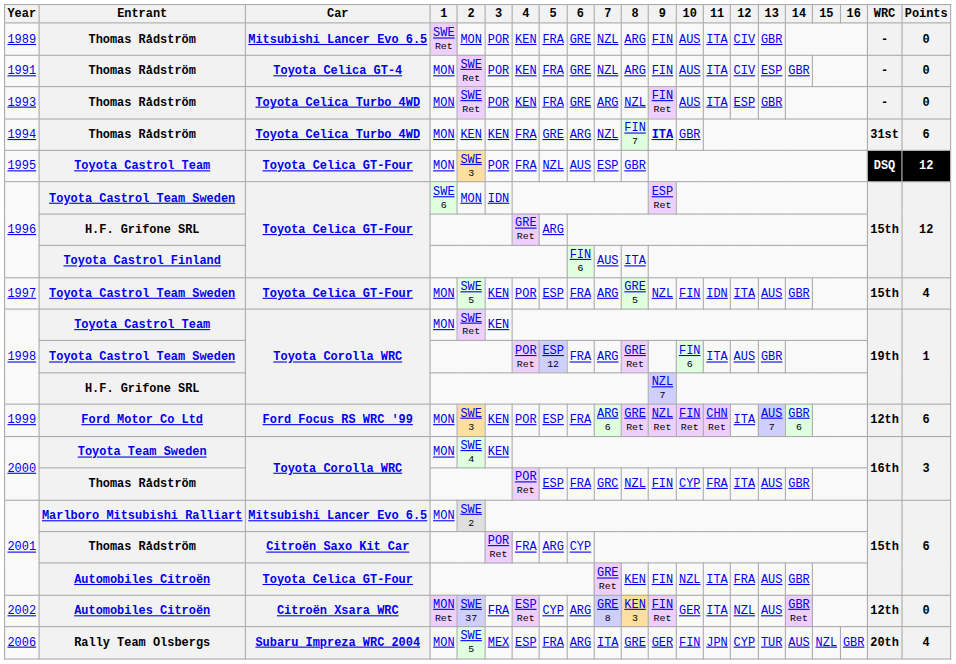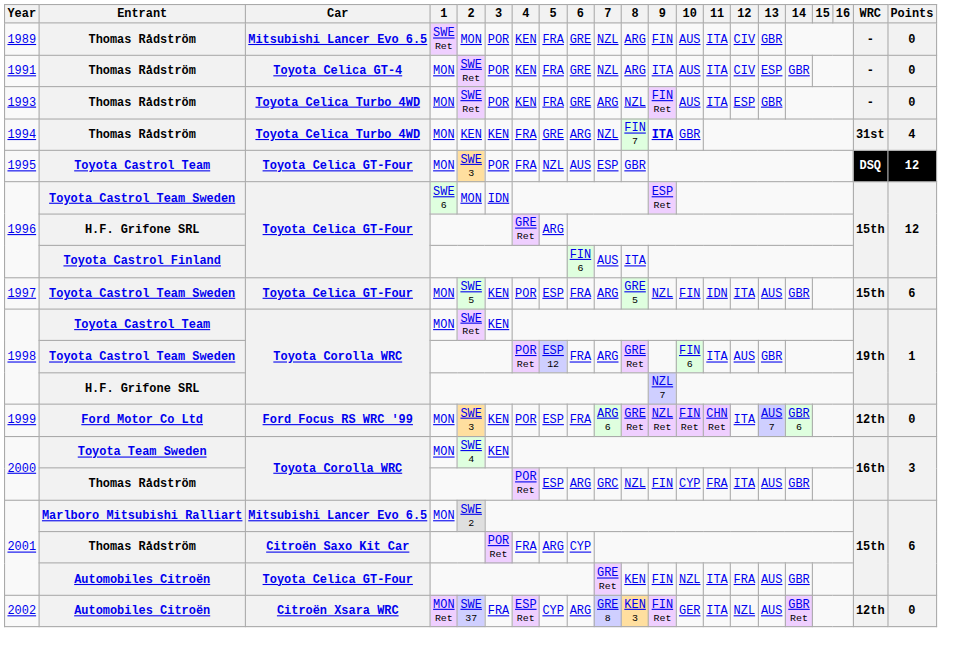(662, 71) FIN -> (662, 71) ITA
(926, 135) 6 -> (912, 135) 4
(926, 293) 4 -> (912, 293) 6
(926, 420) 6 -> (912, 420) 0
(580, 484) FRA -> (580, 484) ARG
- row: (22, 643)
